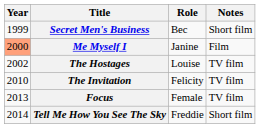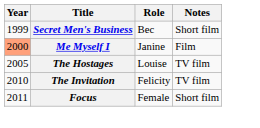(18, 64) 2002 -> (18, 64) 2005
(18, 98) 2013 -> (17, 98) 2011
(226, 98) TV film -> (197, 98) Short film
- row: (100, 115)
